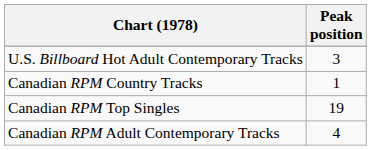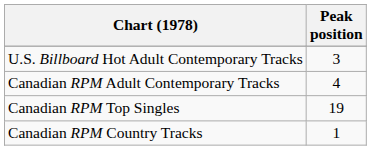rows swapped: (105, 83) <-> (144, 132)
